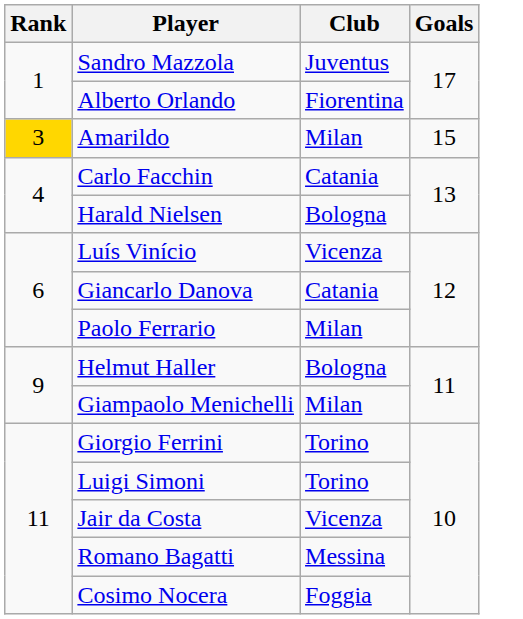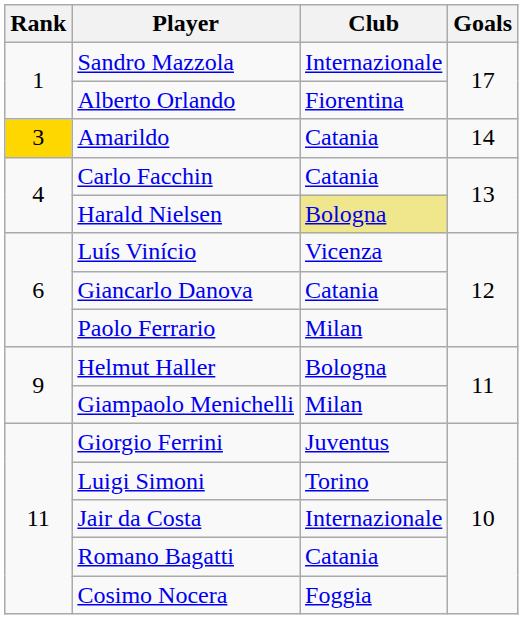(347, 61) Juventus -> (374, 61) Internazionale
(334, 137) Milan -> (342, 137) Catania
(444, 137) 15 -> (483, 137) 14
(346, 213) no background -> (346, 213) khaki background
(337, 442) Torino -> (347, 442) Juventus
(344, 518) Vicenza -> (374, 518) Internazionale
(345, 556) Messina -> (342, 556) Catania
